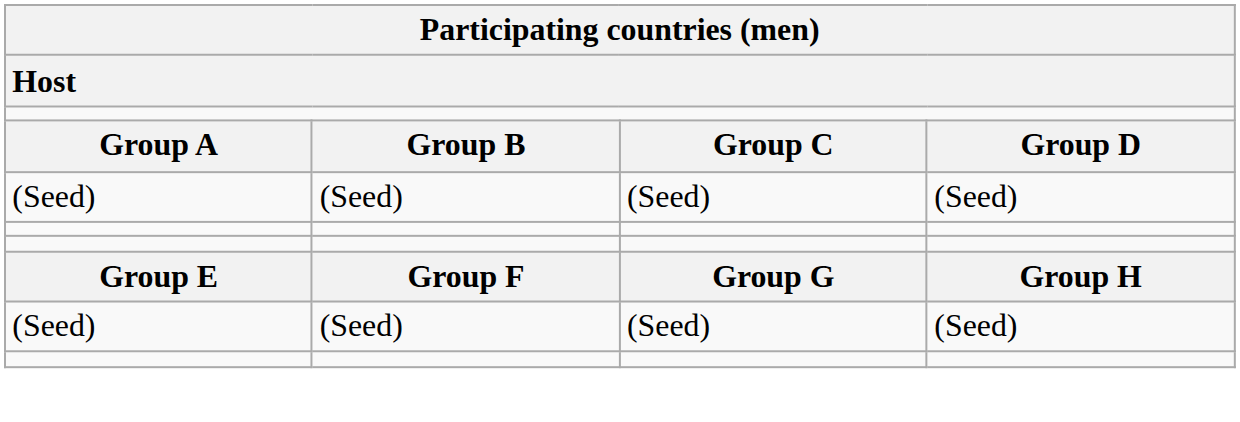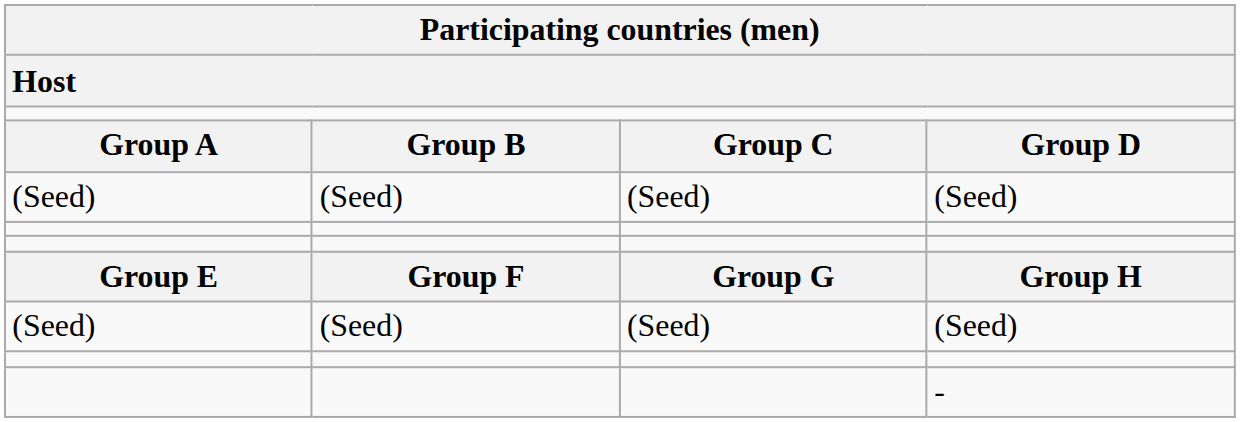+ row: (159, 392)
